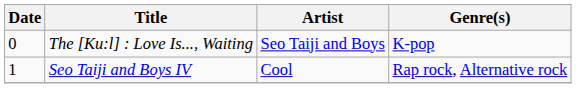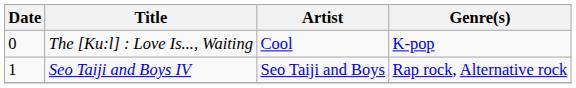(323, 43) Seo Taiji and Boys -> (276, 43) Cool
(276, 69) Cool -> (323, 69) Seo Taiji and Boys
